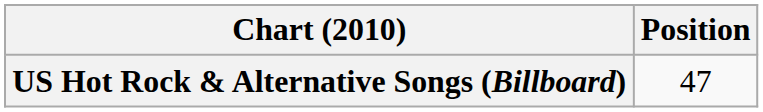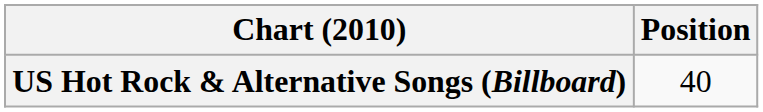(696, 80) 47 -> (696, 80) 40
